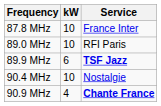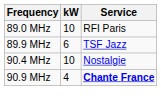- row: (29, 28)
(105, 61) bold -> (105, 45) normal
